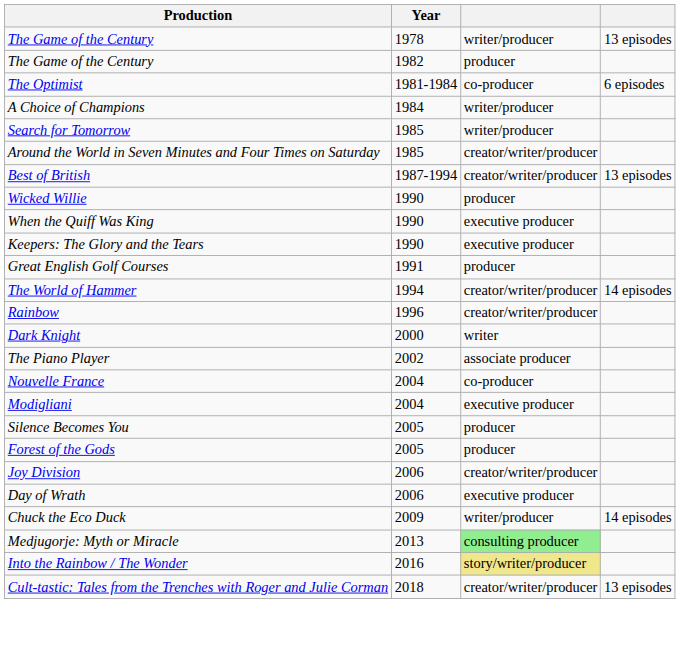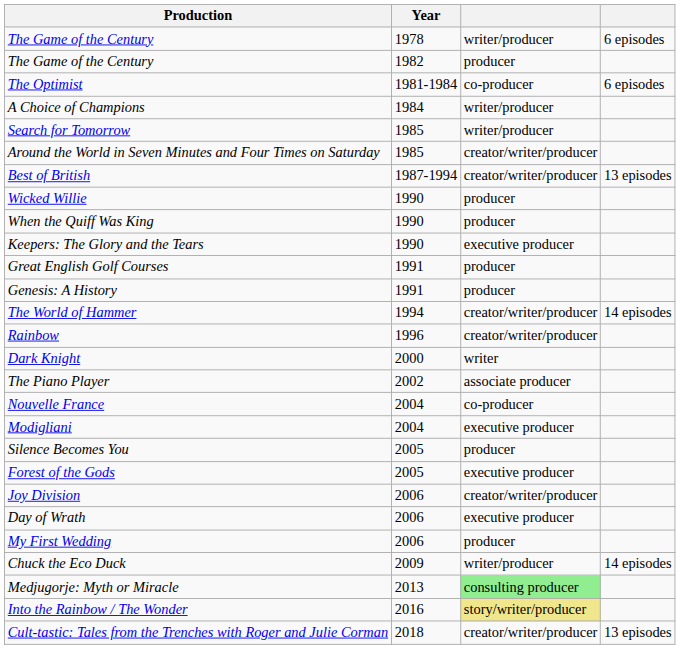(638, 38) 13 episodes -> (634, 38) 6 episodes
(519, 221) executive producer -> (489, 221) producer
+ row: (62, 289)
(489, 449) producer -> (519, 472) executive producer
+ row: (59, 541)
